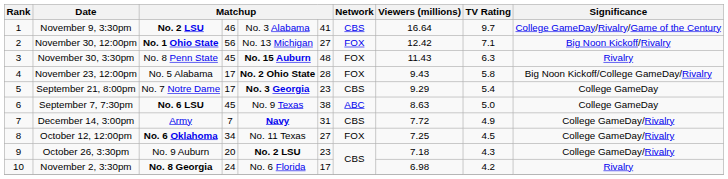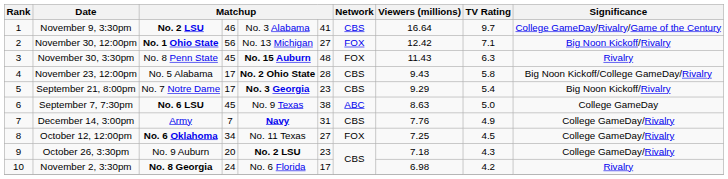(354, 74) FOX -> (354, 74) CBS
(618, 89) College GameDay -> (618, 89) Big Noon Kickoff/Rivalry
(420, 120) 7.72 -> (420, 120) 7.76
